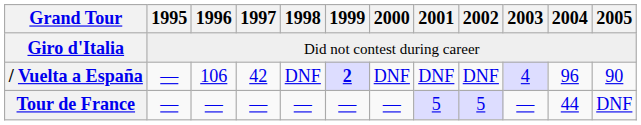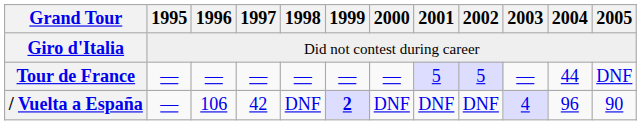rows swapped: (76, 104) <-> (76, 76)
